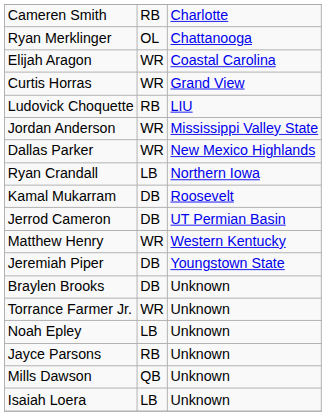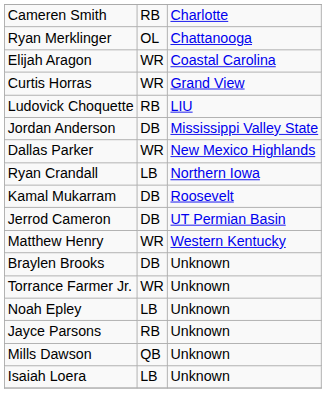(152, 128) WR -> (150, 128) DB
- row: (56, 264)
